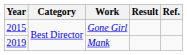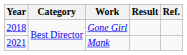(16, 27) 2015 -> (16, 27) 2018
(16, 43) 2019 -> (16, 43) 2021
